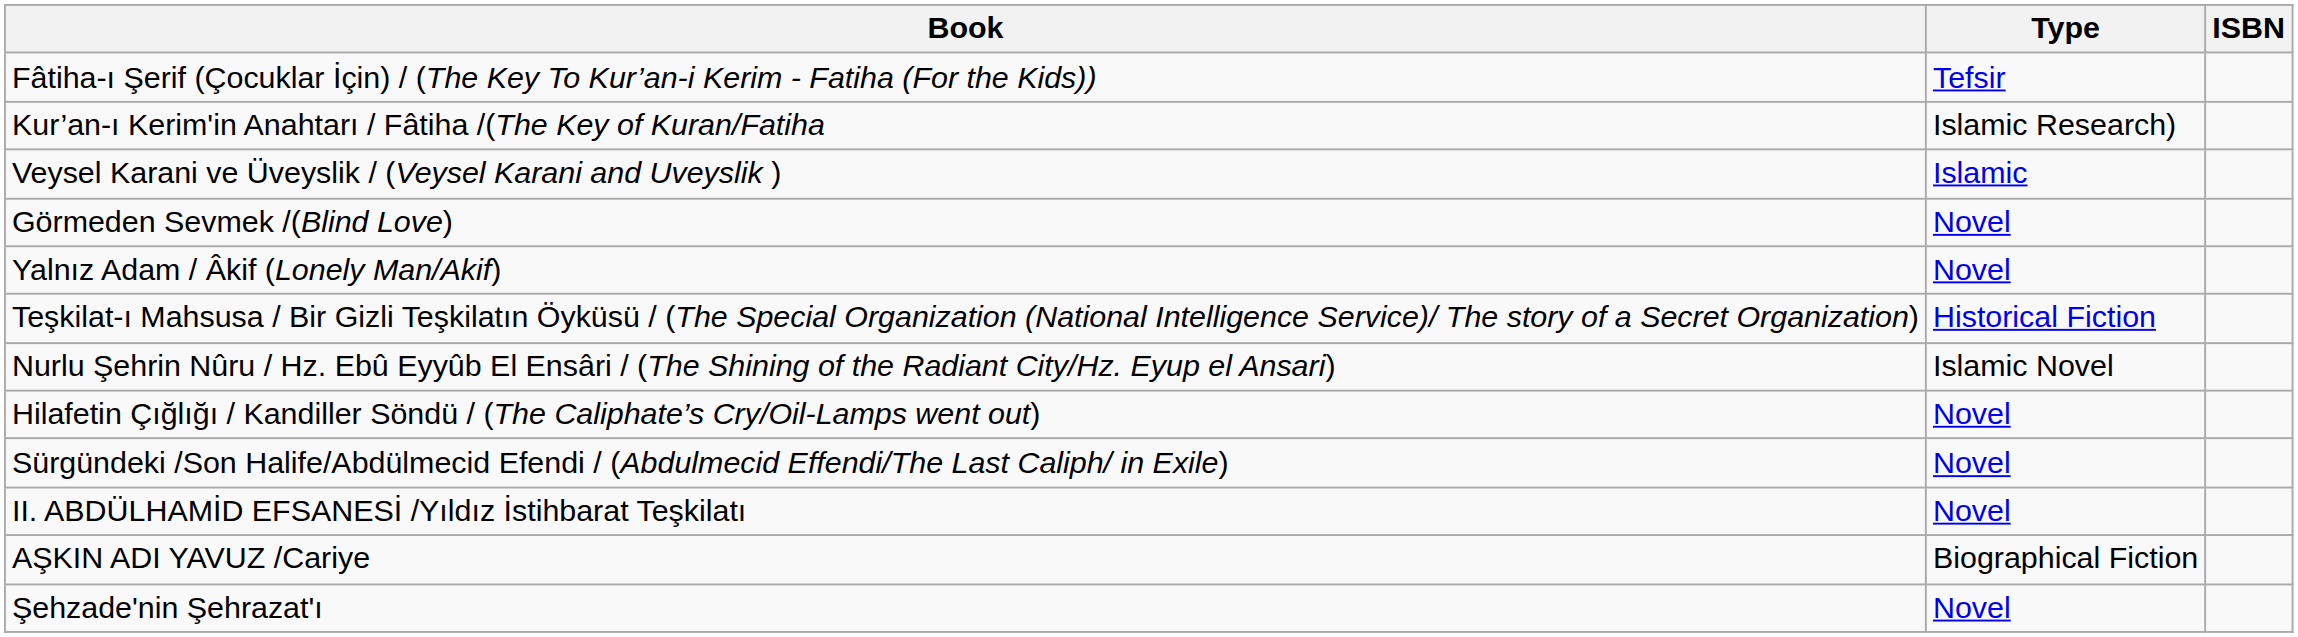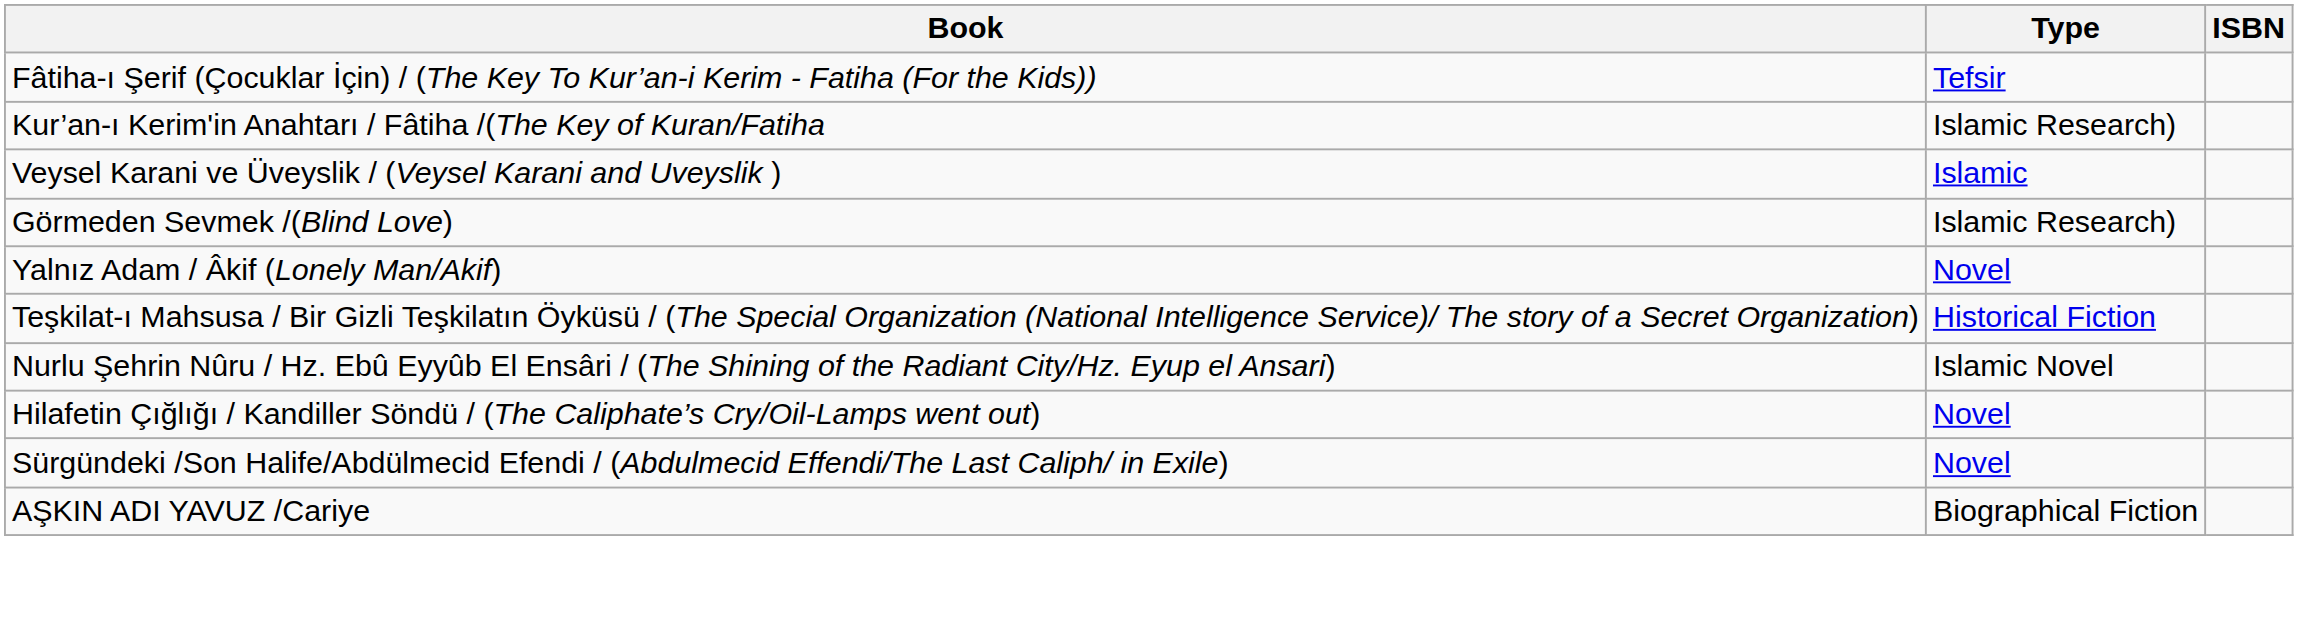(1972, 221) Novel -> (2055, 221) Islamic Research)
- row: (379, 510)
- row: (167, 607)
